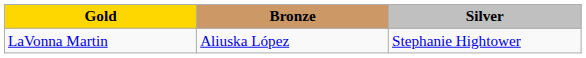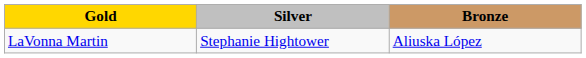columns swapped: (485, 16) <-> (293, 16)
